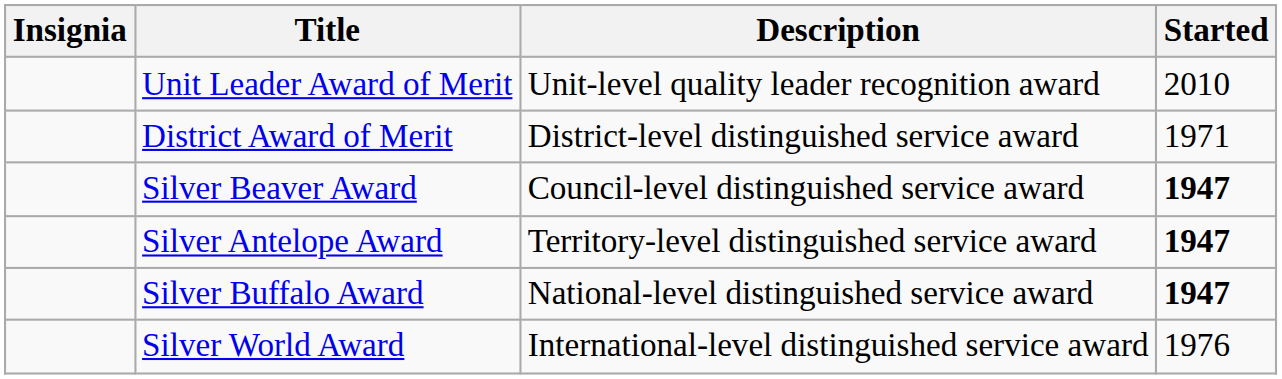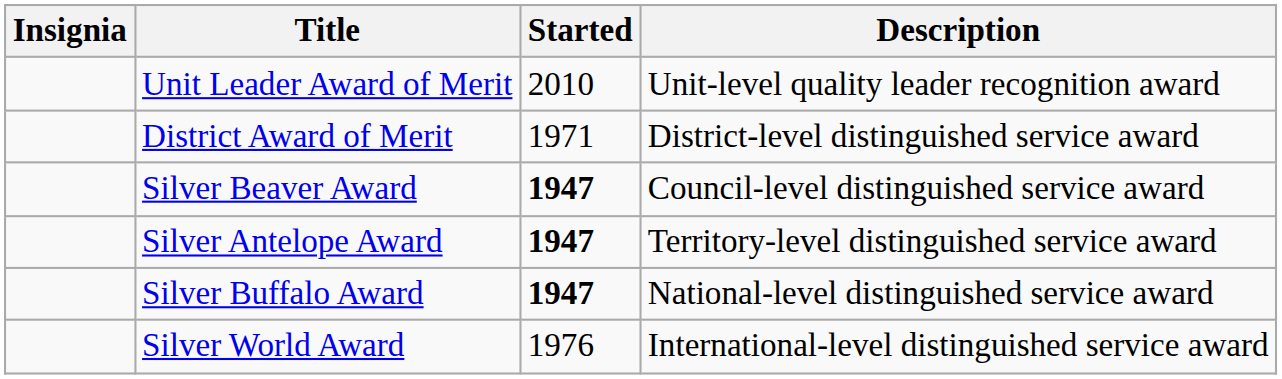columns swapped: (1216, 30) <-> (838, 30)
